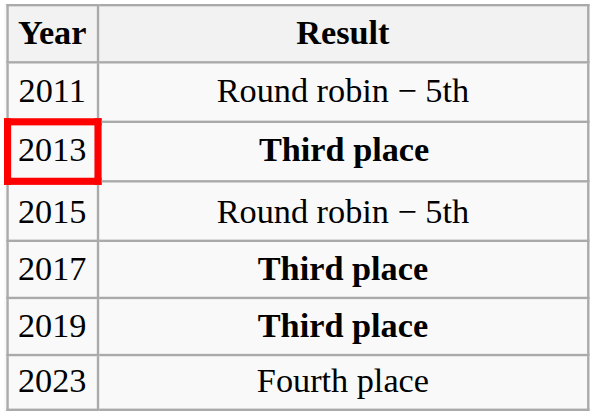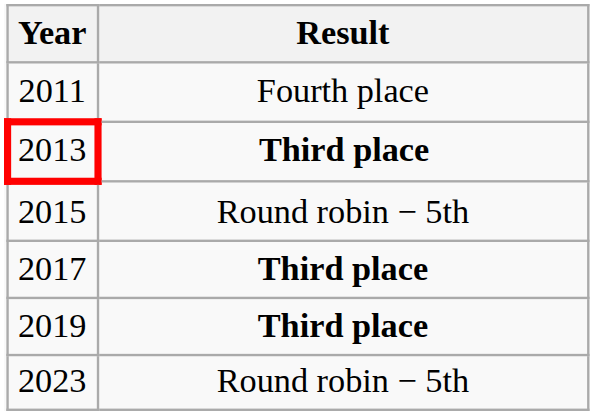(343, 90) Round robin − 5th -> (343, 90) Fourth place
(343, 381) Fourth place -> (343, 381) Round robin − 5th
